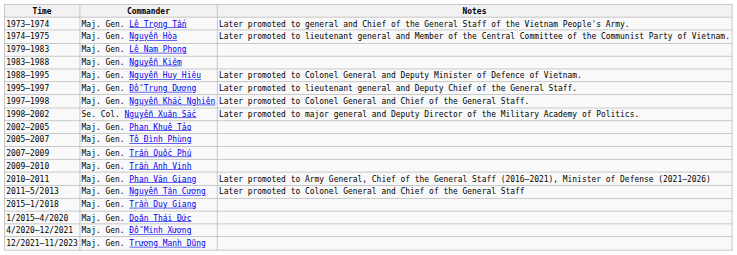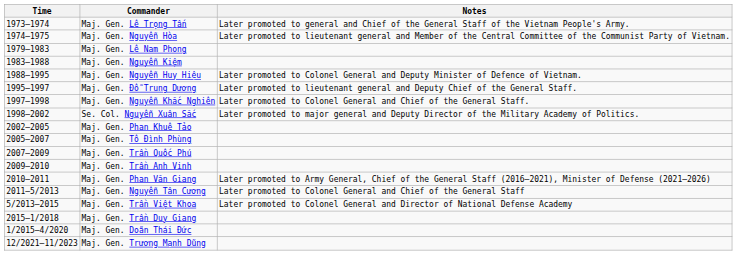+ row: (139, 205)
- row: (136, 230)
